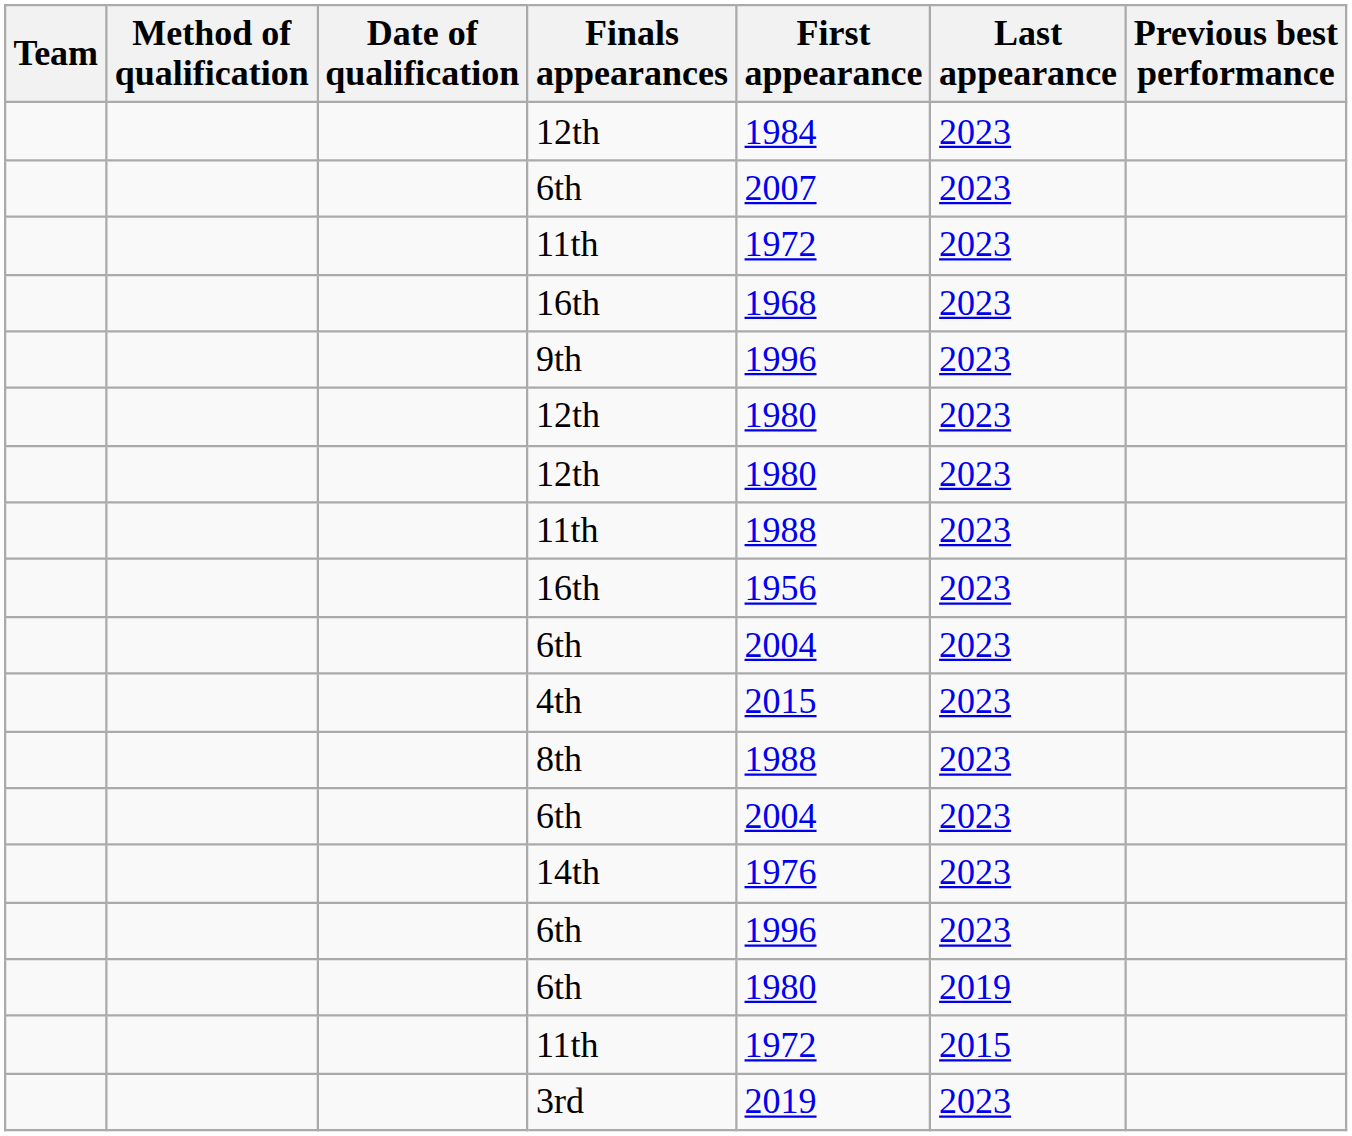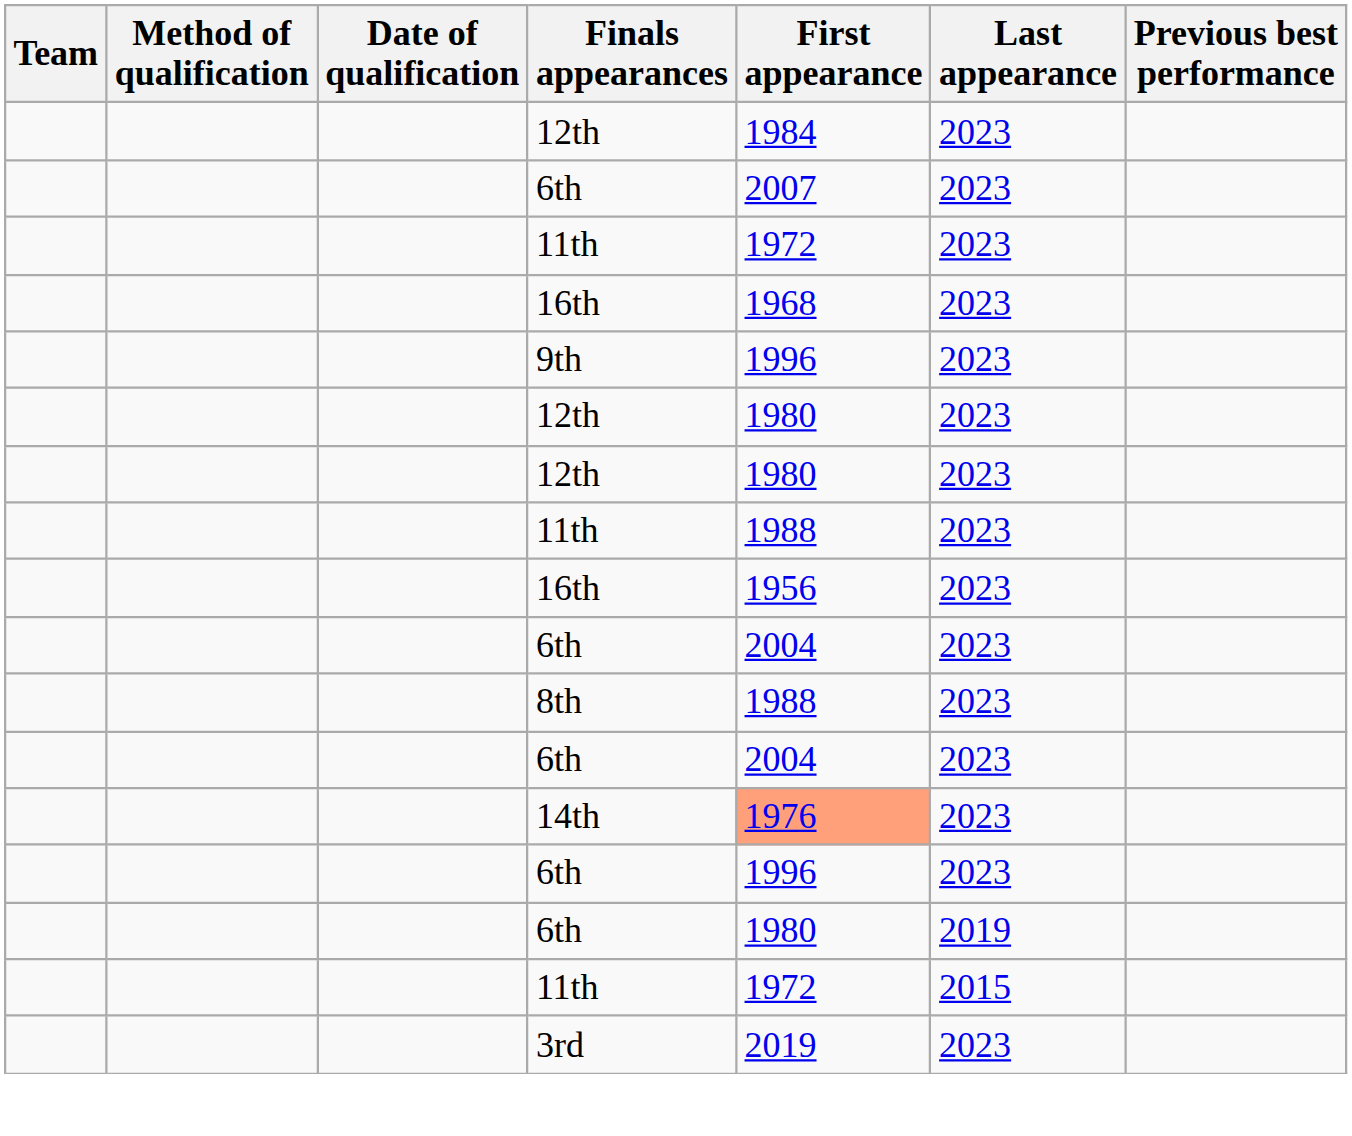- row: (56, 702)
(781, 872) no background -> (781, 815) lightsalmon background
